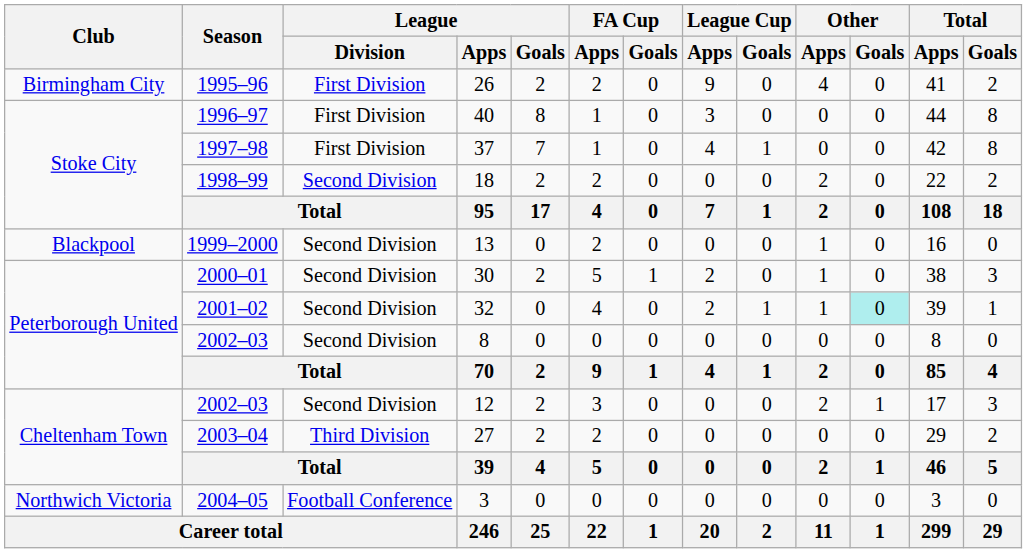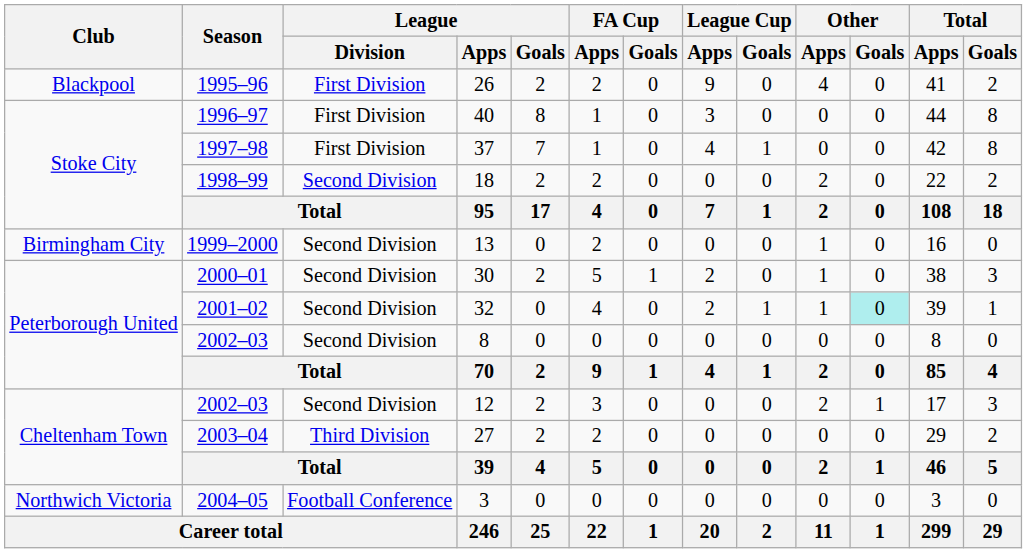(94, 84) Birmingham City -> (94, 84) Blackpool
(94, 244) Blackpool -> (94, 244) Birmingham City
